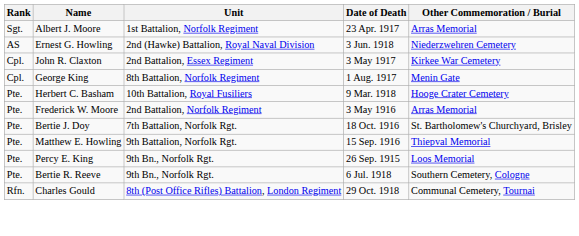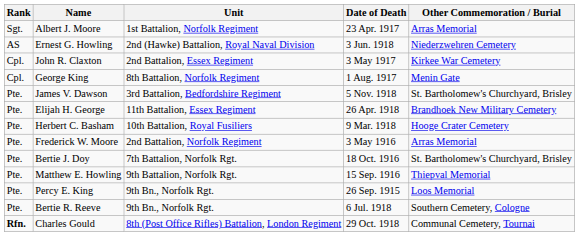+ row: (71, 93)
+ row: (70, 110)
(16, 191) normal -> (16, 223) bold
